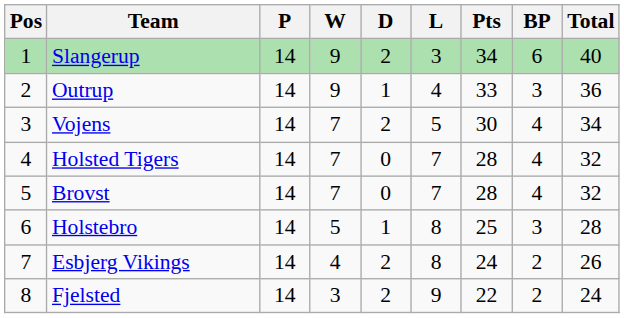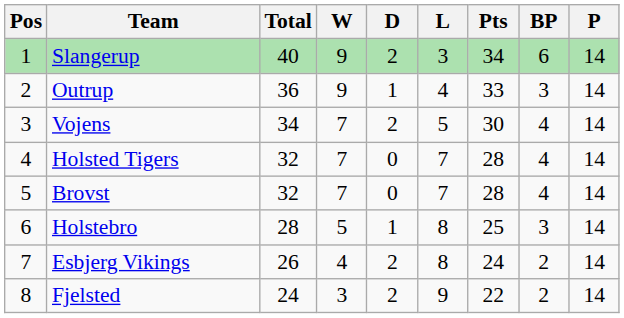columns swapped: (285, 21) <-> (591, 21)
